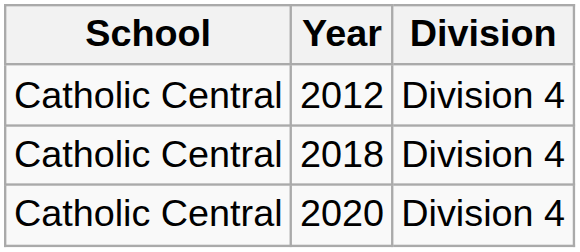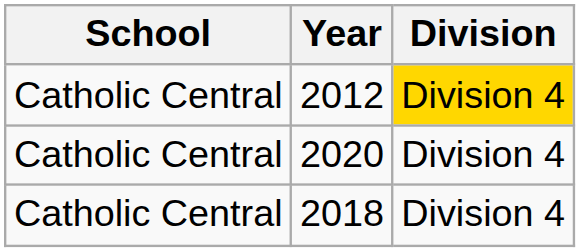(483, 94) no background -> (483, 94) gold background
rows swapped: (342, 154) <-> (342, 214)
